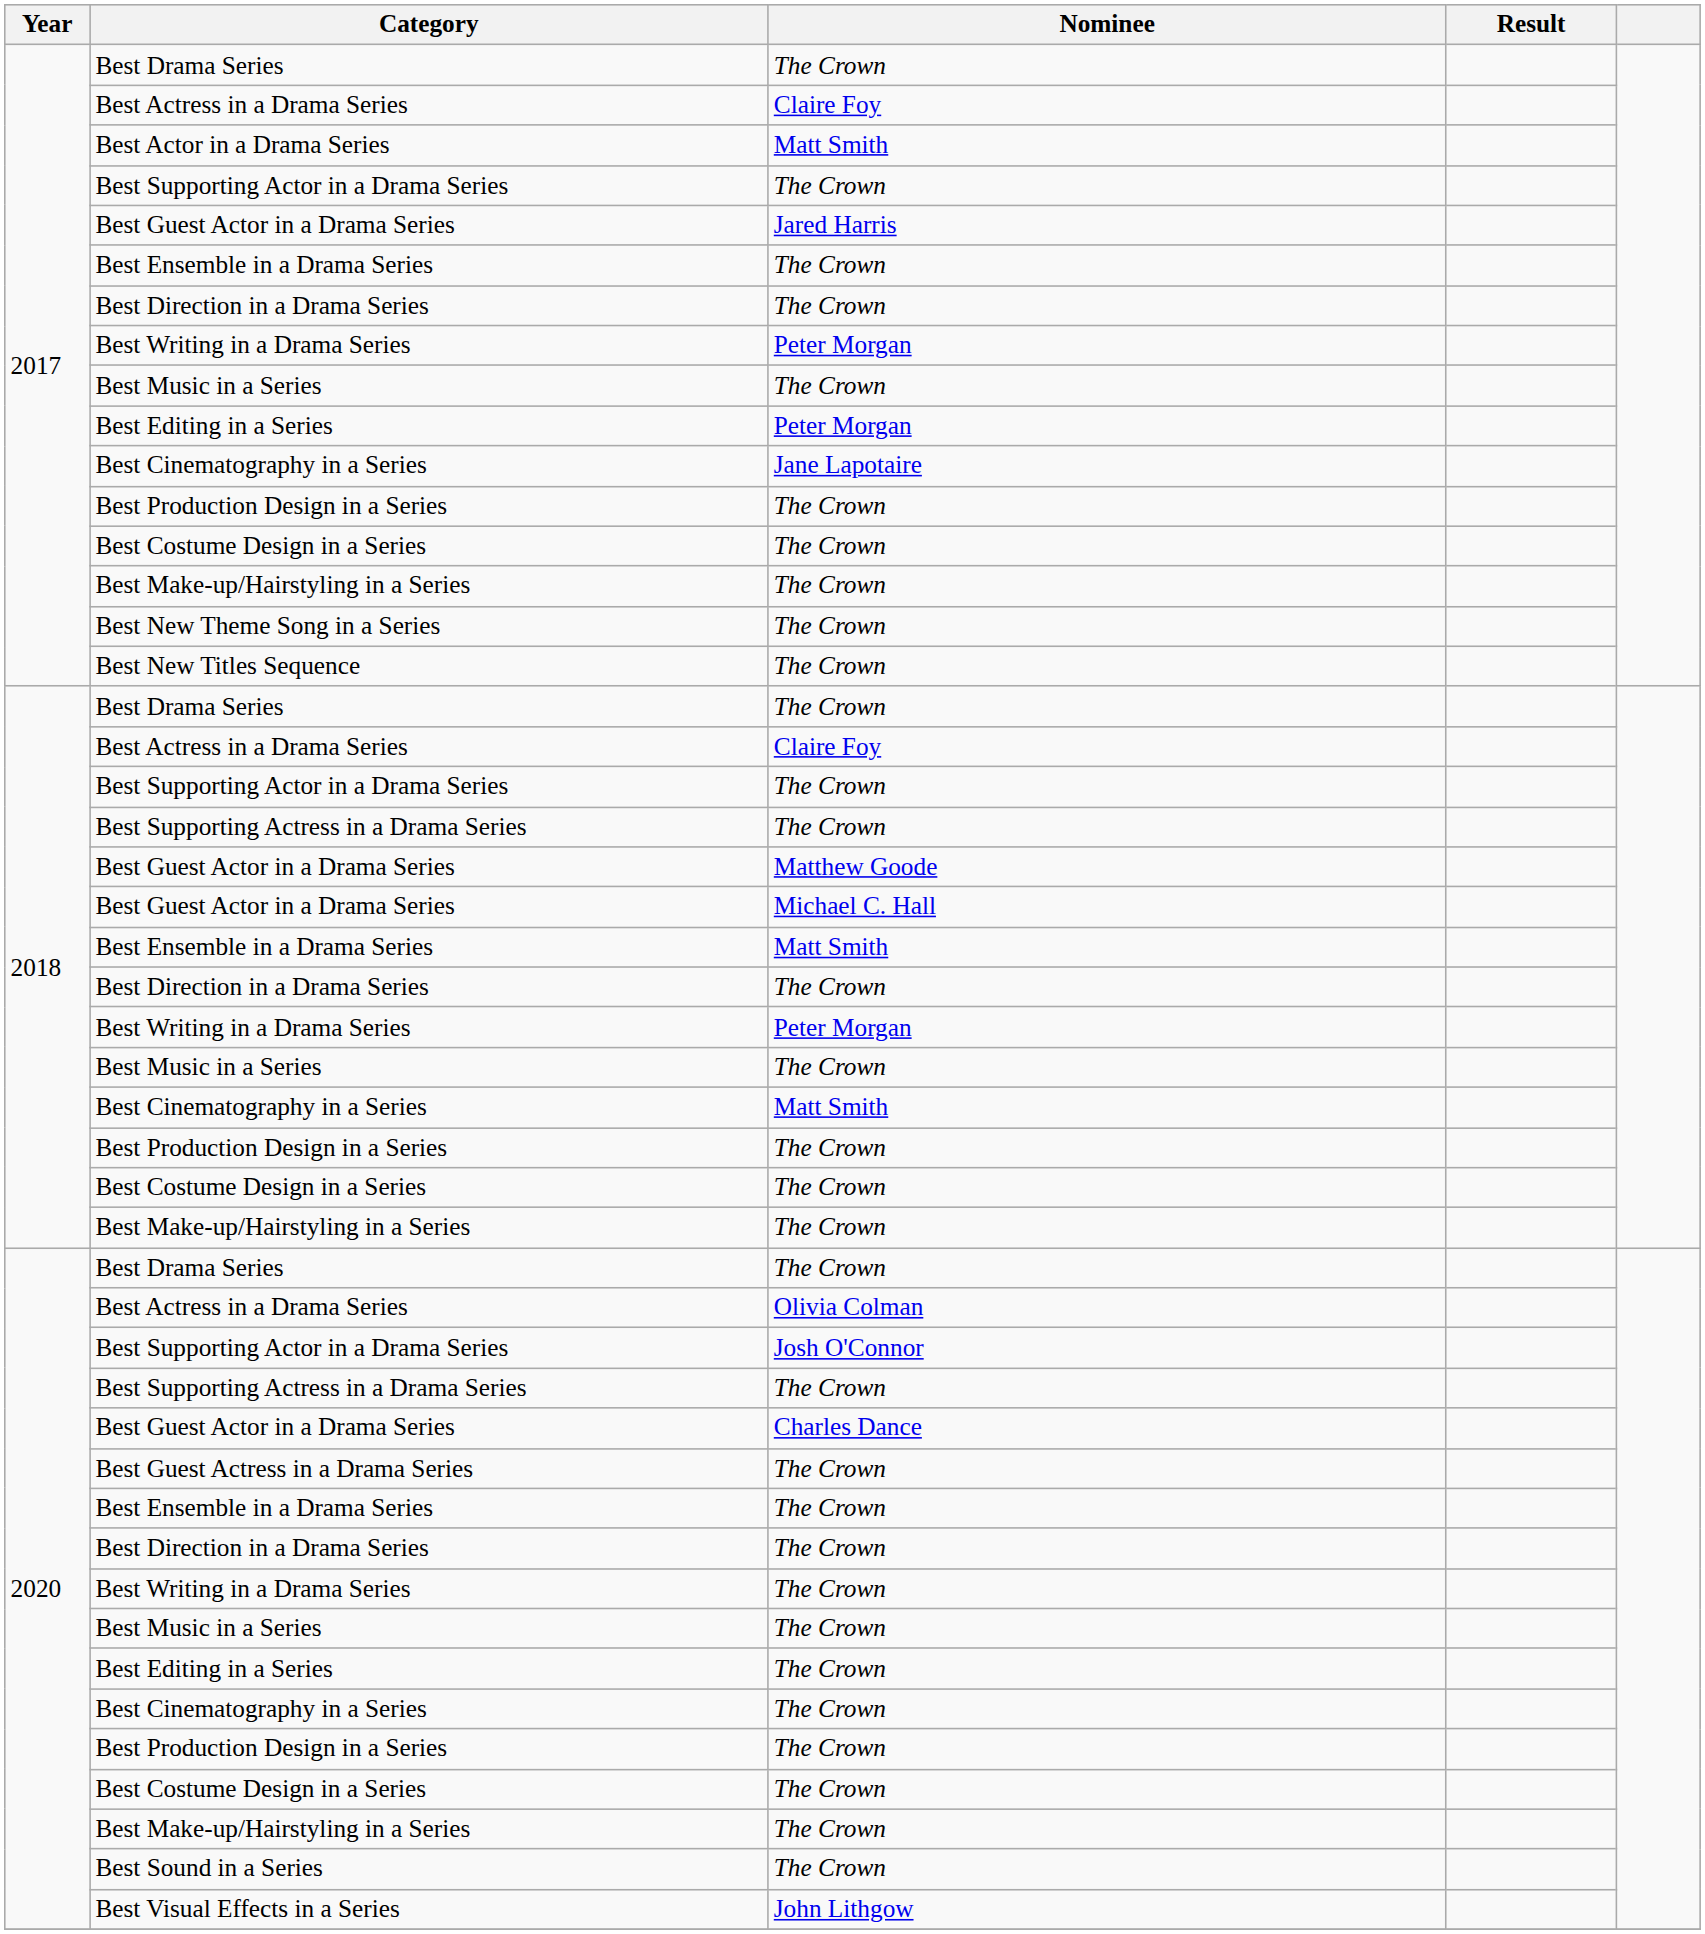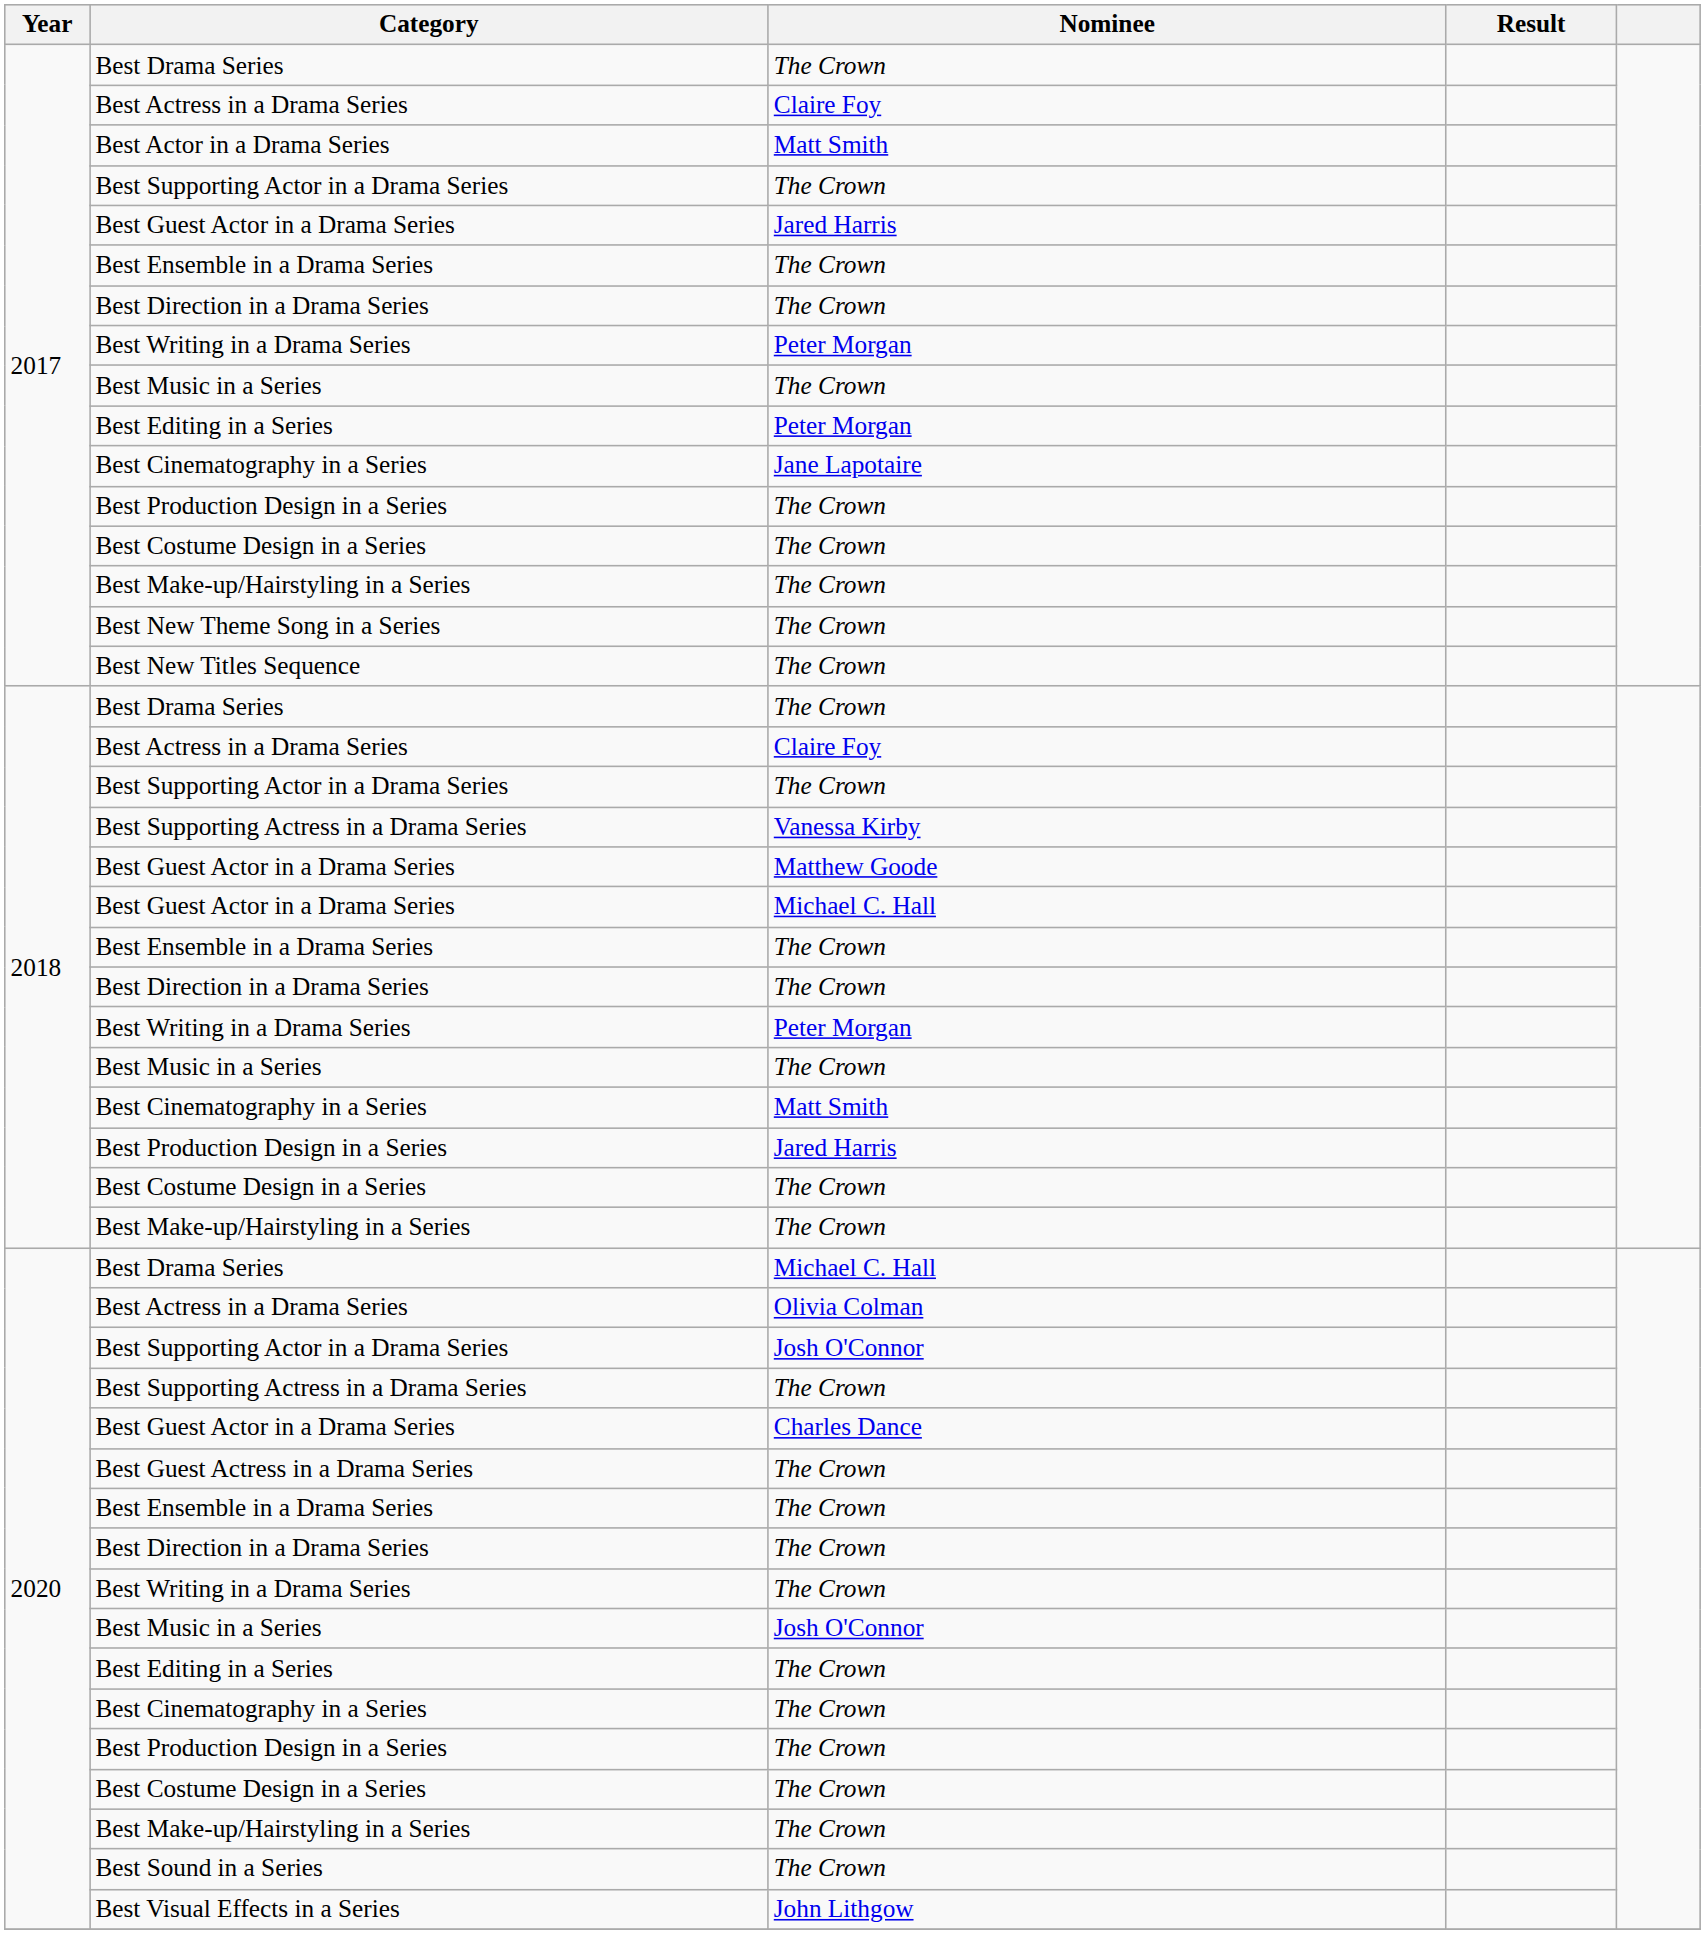(830, 826) The Crown -> (847, 826) Vanessa Kirby
(831, 946) Matt Smith -> (830, 946) The Crown
(830, 1147) The Crown -> (835, 1147) Jared Harris
(830, 1267) The Crown -> (855, 1267) Michael C. Hall
(830, 1628) The Crown -> (849, 1628) Josh O'Connor
